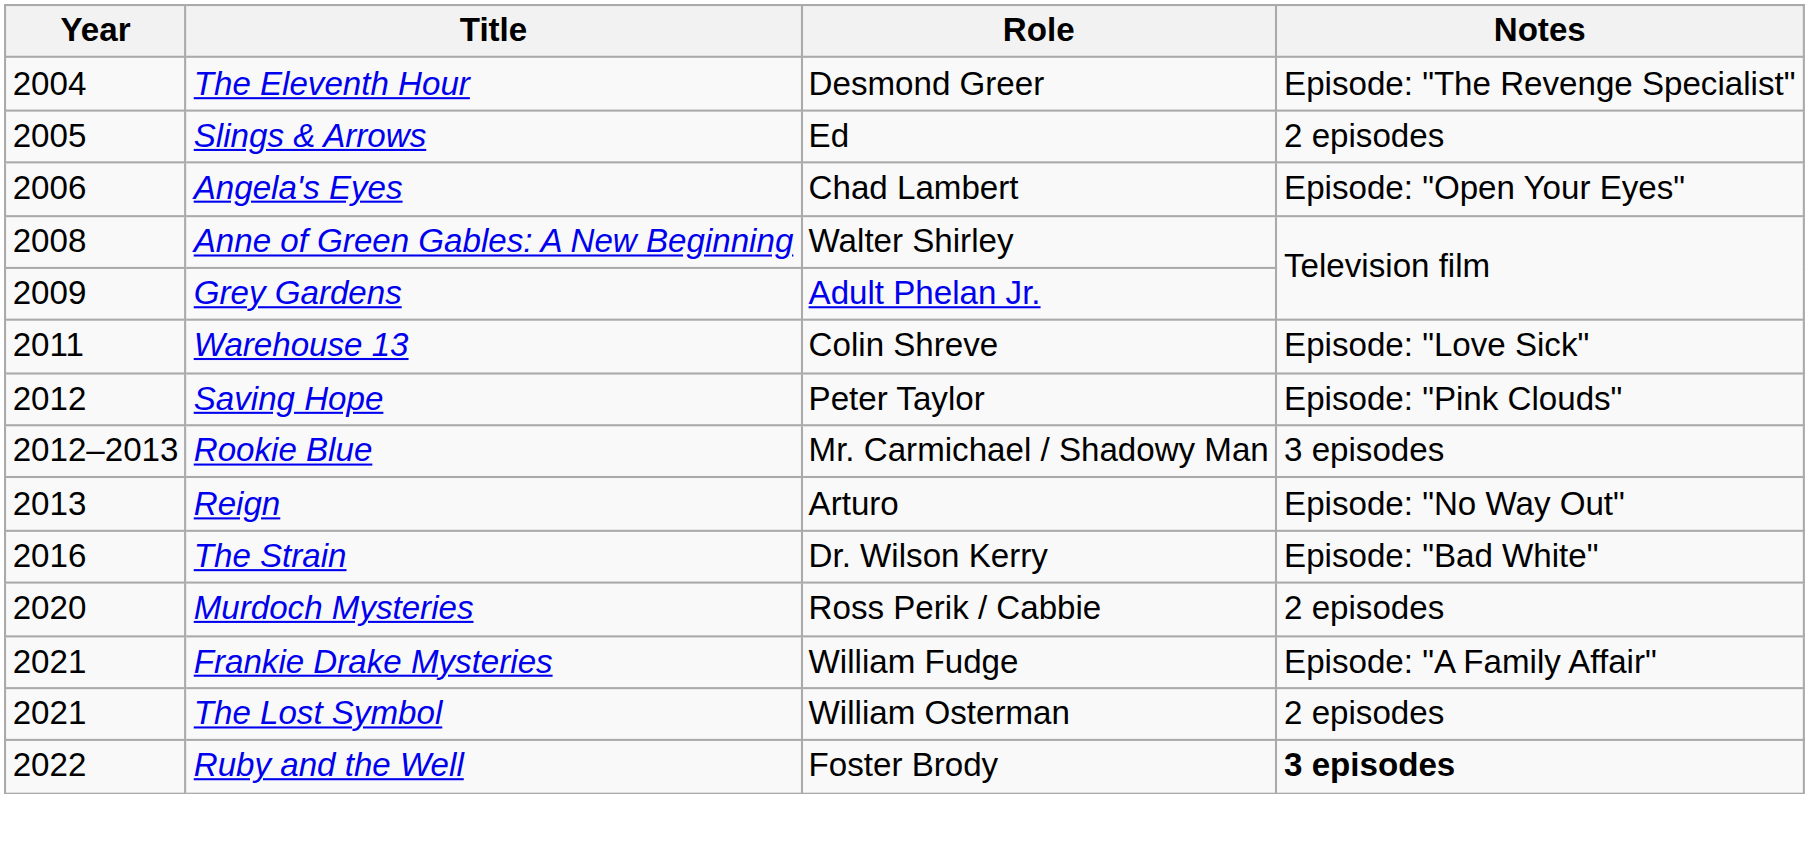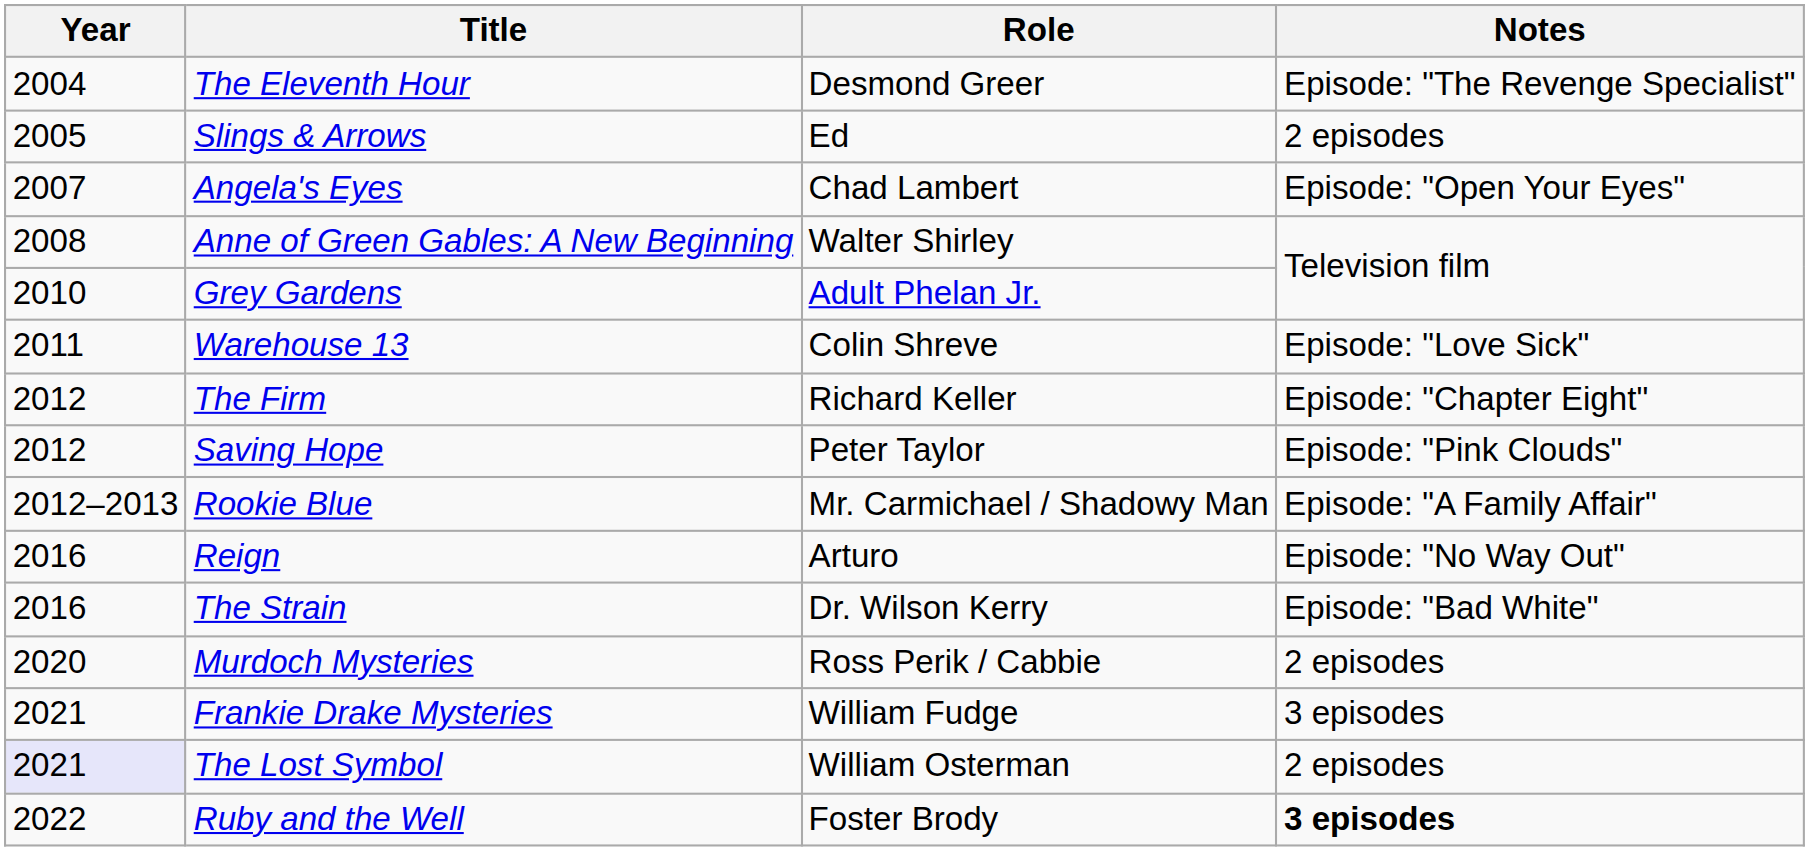(50, 188) 2006 -> (50, 188) 2007
(50, 293) 2009 -> (50, 293) 2010
+ row: (260, 398)
(1364, 450) 3 episodes -> (1470, 503) Episode: "A Family Affair"
(50, 503) 2013 -> (50, 556) 2016
(1470, 661) Episode: "A Family Affair" -> (1364, 713) 3 episodes
(50, 713) no background -> (50, 766) lavender background
